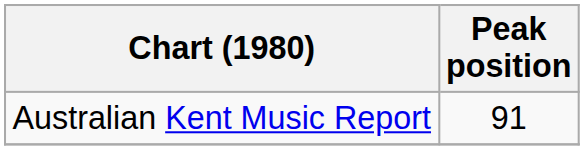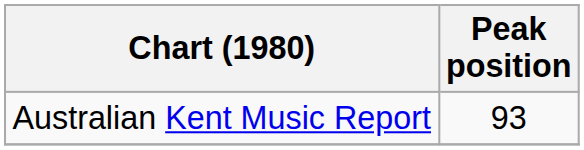(509, 117) 91 -> (509, 117) 93
